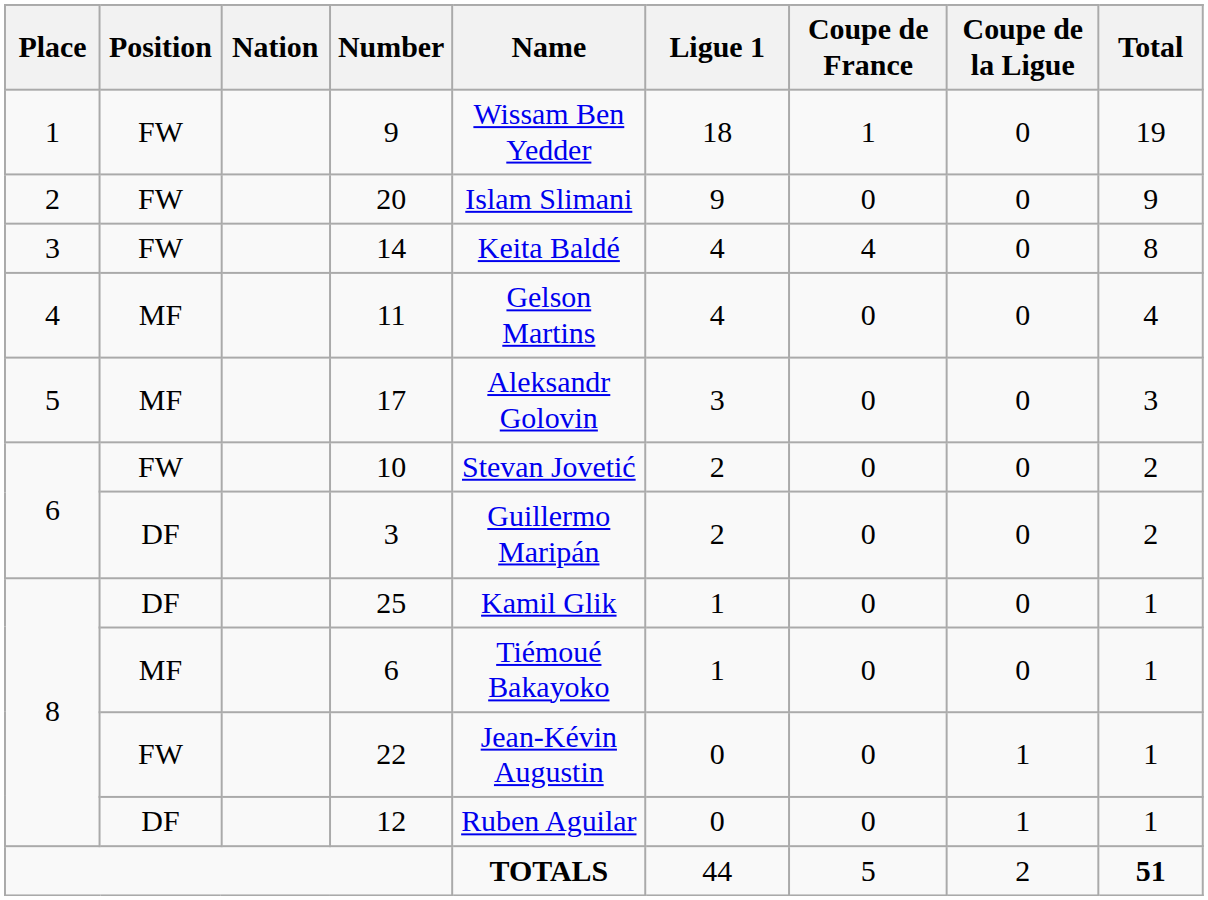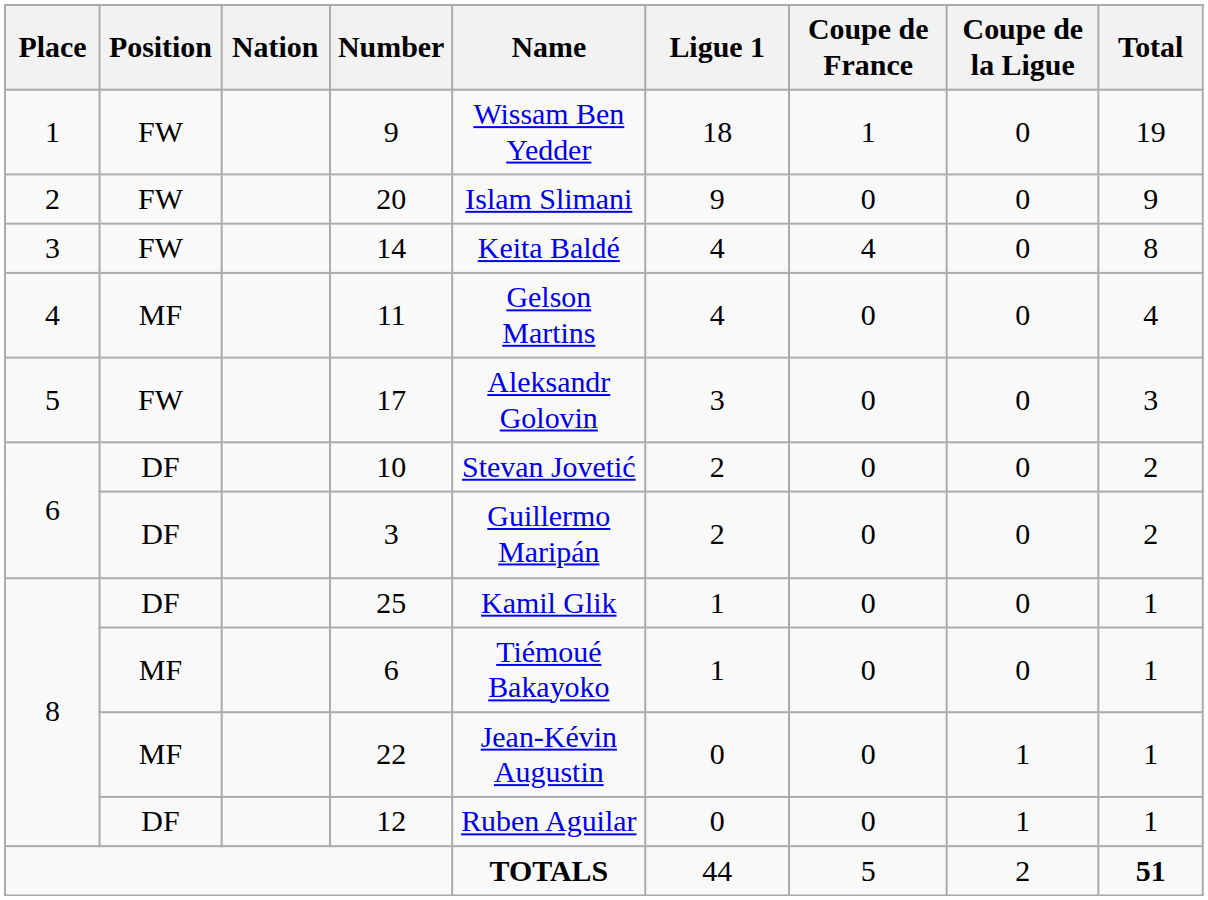(160, 400) MF -> (160, 400) FW
(160, 467) FW -> (160, 467) DF
(160, 753) FW -> (160, 753) MF
